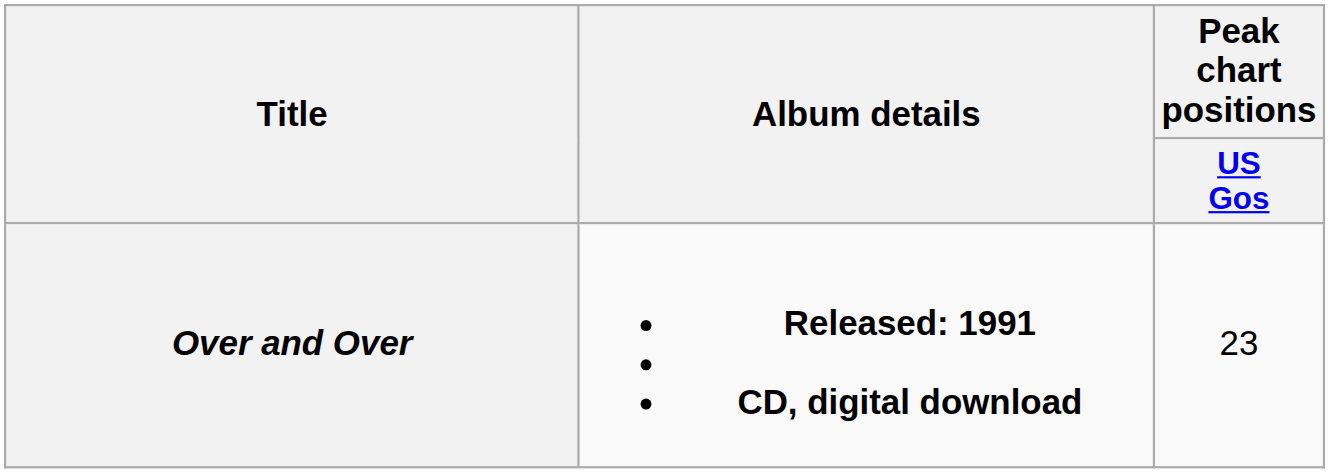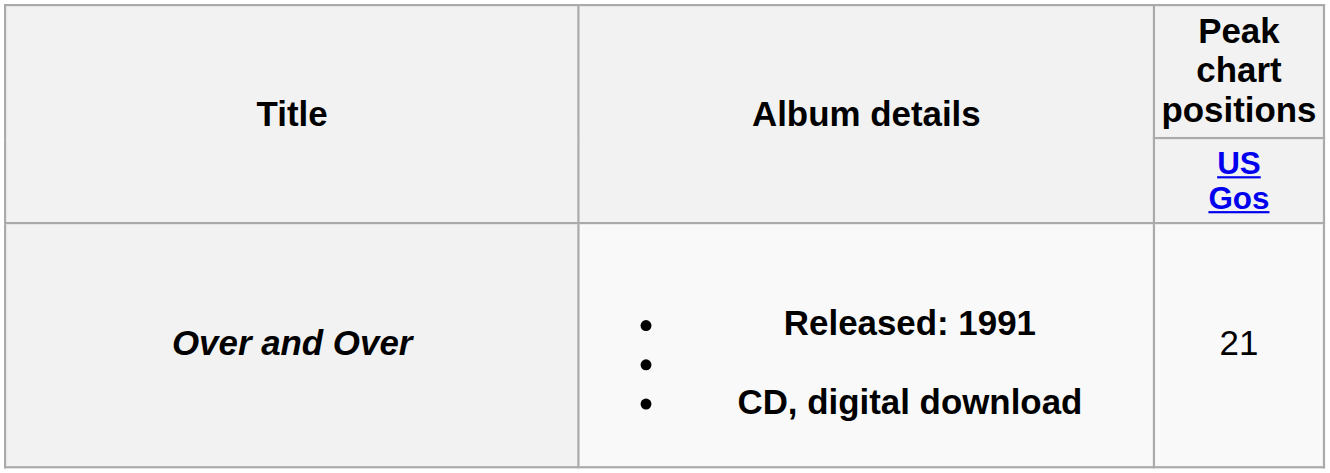(1239, 344) 23 -> (1239, 344) 21
